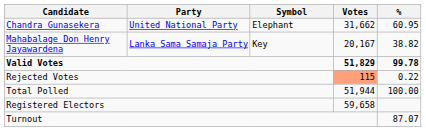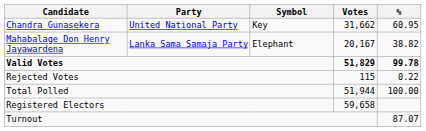(273, 25) Elephant -> (260, 25) Key
(260, 44) Key -> (273, 44) Elephant
(367, 77) lightsalmon background -> (367, 77) no background
